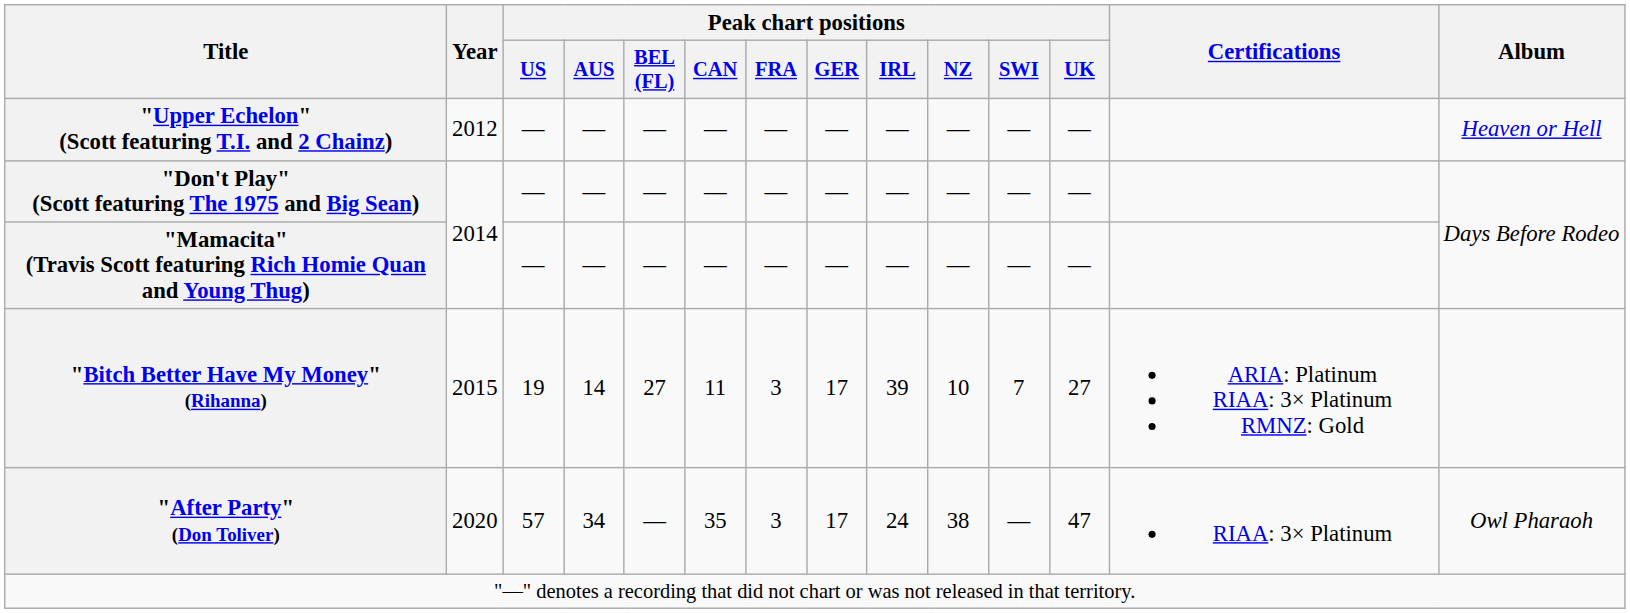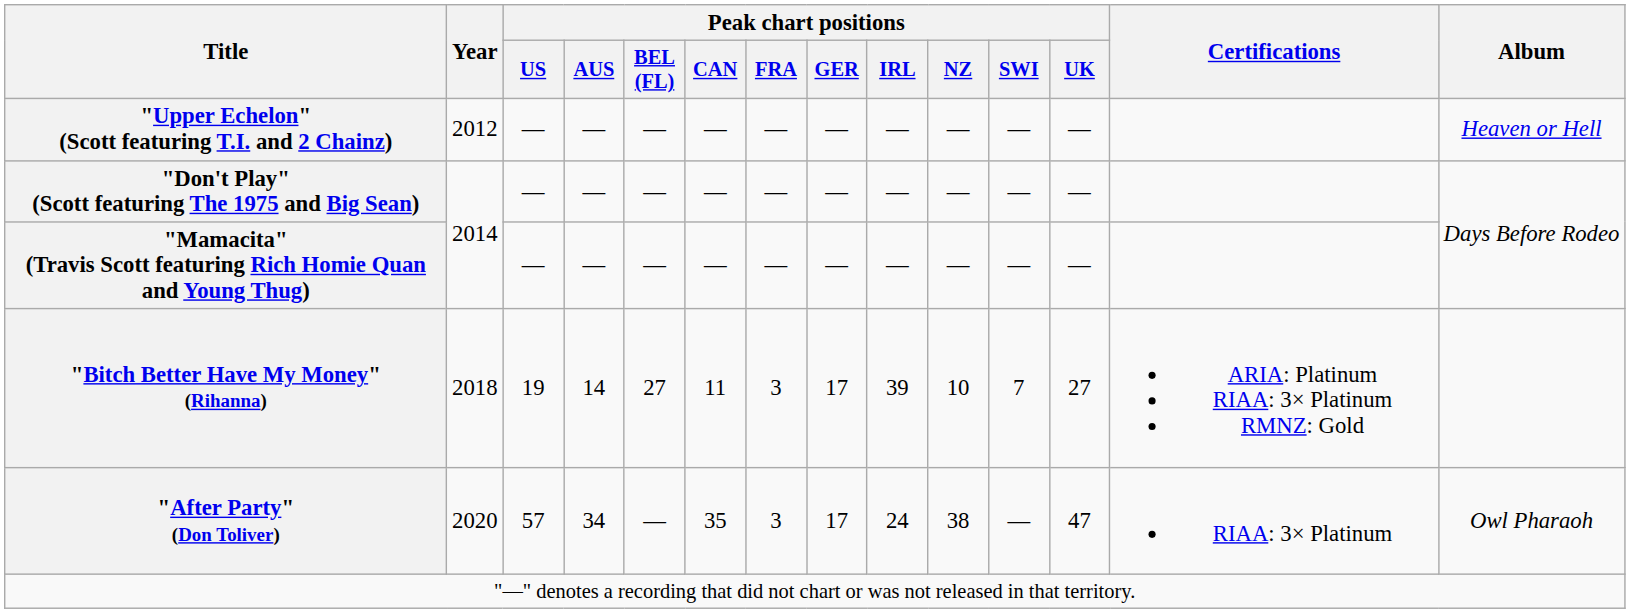(475, 387) 2015 -> (475, 387) 2018
